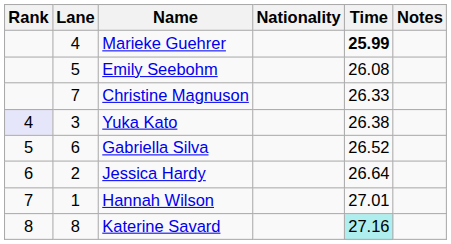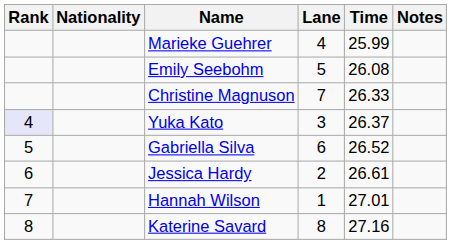columns swapped: (75, 17) <-> (299, 17)
(369, 43) bold -> (369, 43) normal
(369, 122) 26.38 -> (369, 122) 26.37
(369, 174) 26.64 -> (369, 174) 26.61
(369, 226) paleturquoise background -> (369, 226) no background
